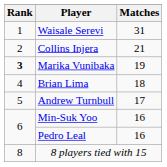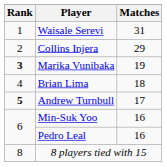(139, 48) 21 -> (139, 48) 29
(20, 100) normal -> (20, 100) bold
